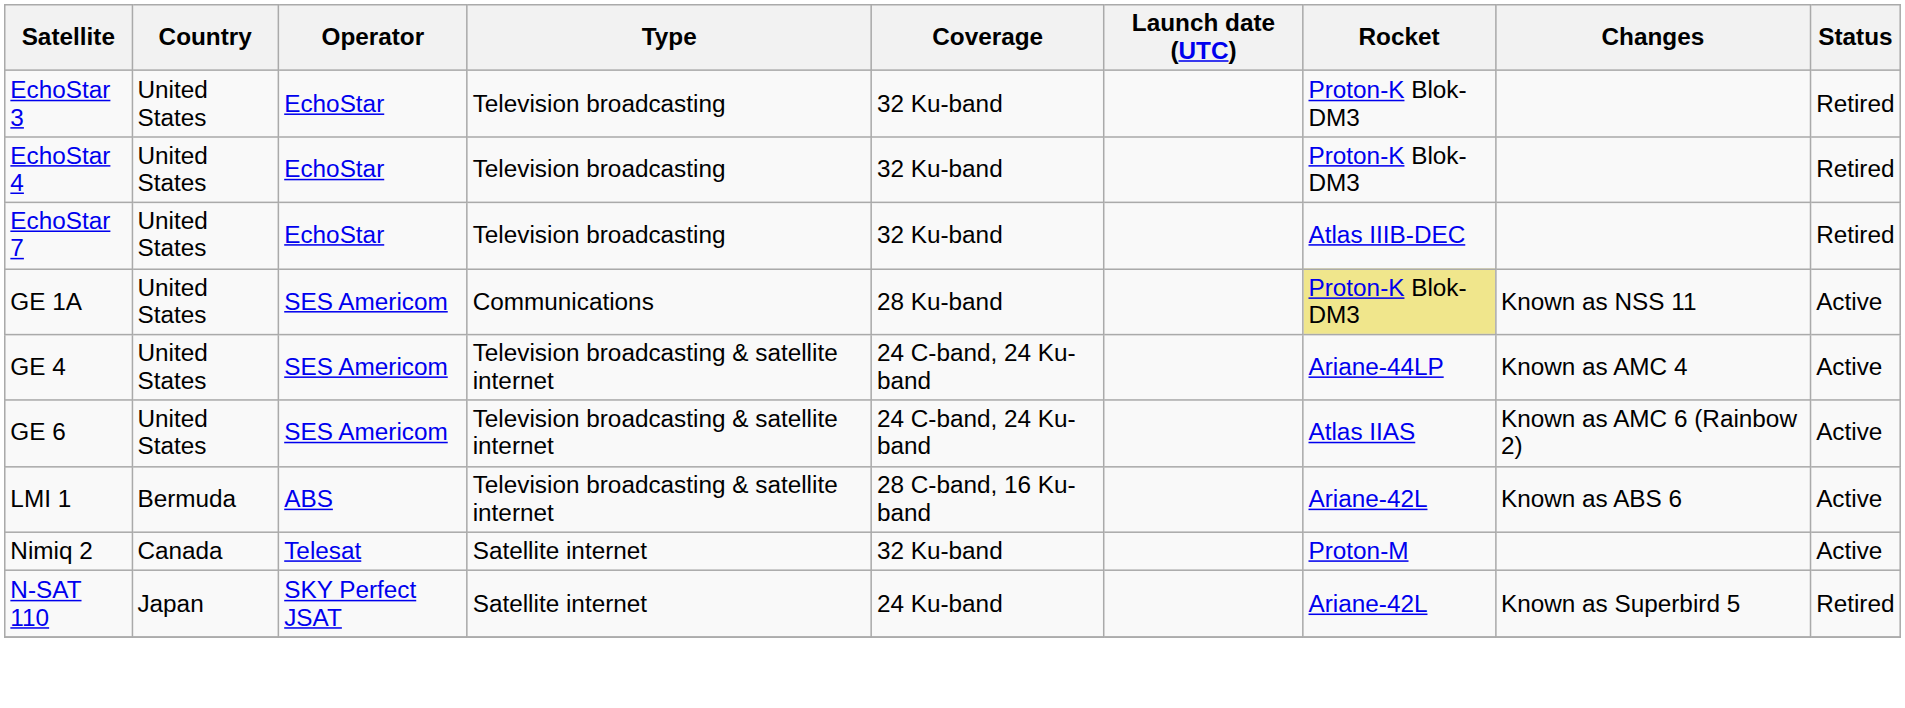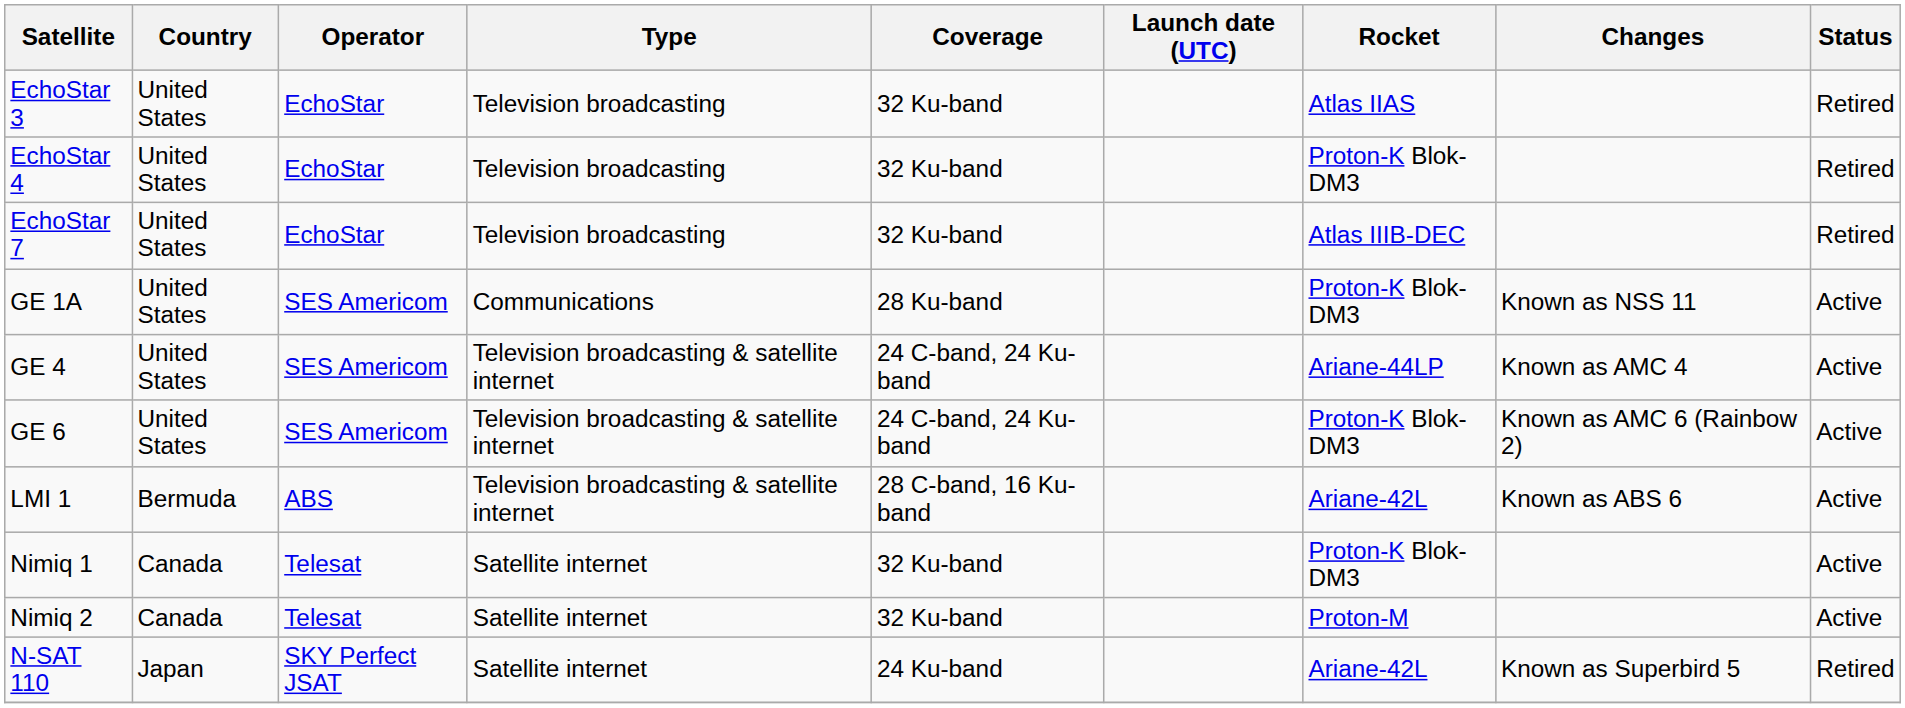(1388, 103) Proton-K Blok-DM3 -> (1362, 103) Atlas IIAS
(1388, 301) khaki background -> (1388, 301) no background
(1362, 433) Atlas IIAS -> (1388, 433) Proton-K Blok-DM3
+ row: (52, 564)
